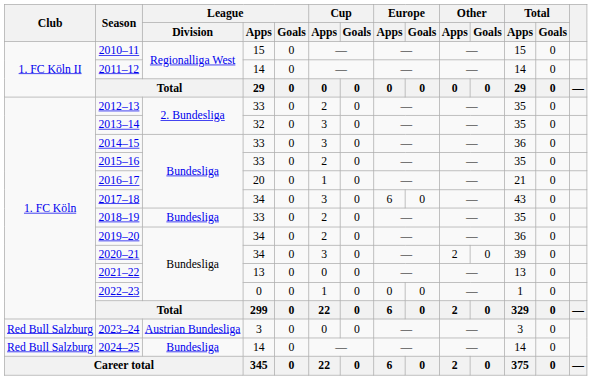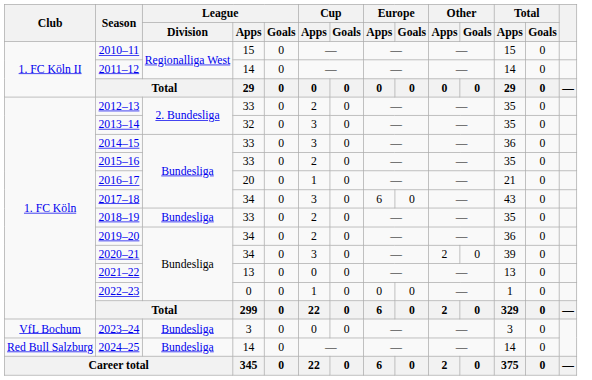(50, 328) Red Bull Salzburg -> (50, 328) VfL Bochum
(193, 328) Austrian Bundesliga -> (188, 328) Bundesliga
